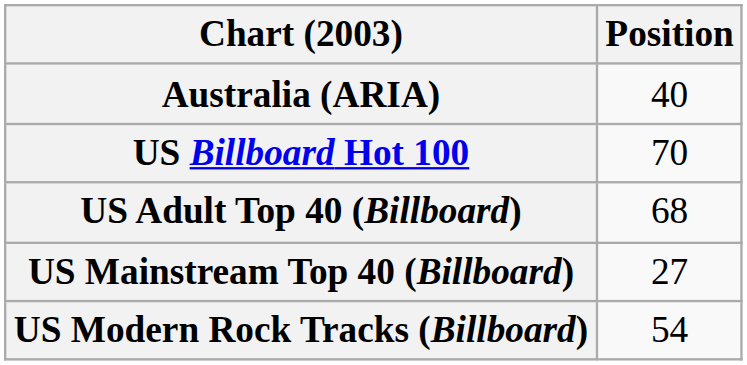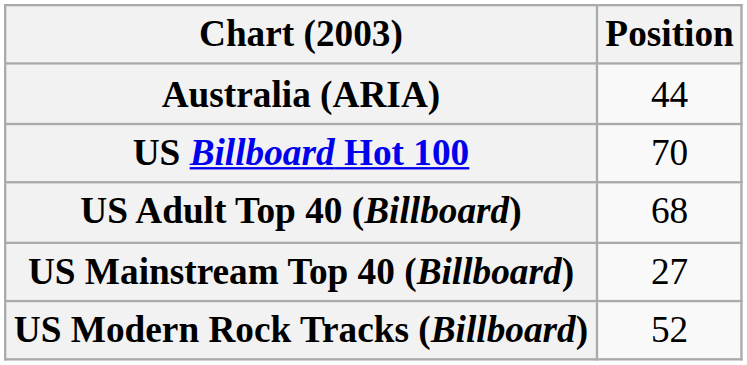(670, 93) 40 -> (670, 93) 44
(670, 329) 54 -> (670, 329) 52
